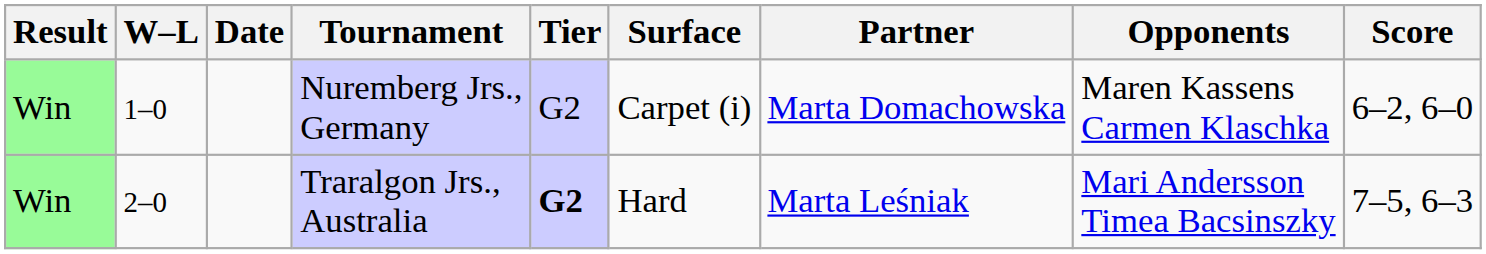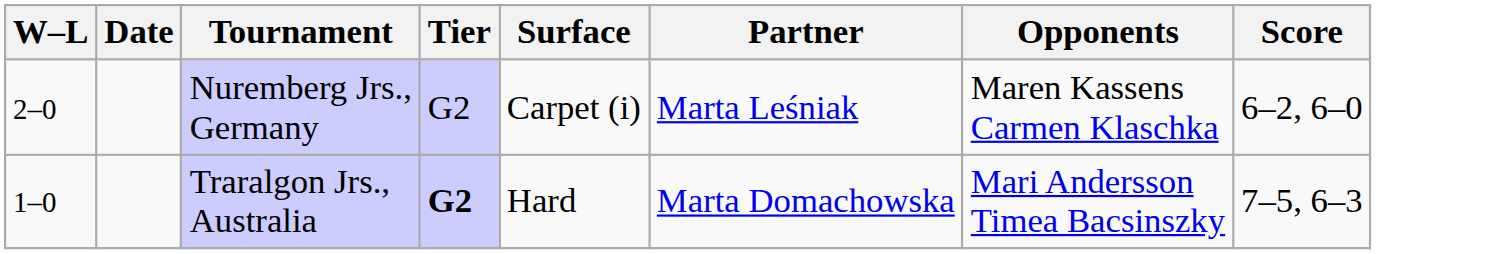- column: (60, 32)
(145, 108) 1–0 -> (35, 108) 2–0
(916, 106) Marta Domachowska -> (758, 106) Marta Leśniak
(145, 202) 2–0 -> (35, 202) 1–0
(868, 200) Marta Leśniak -> (806, 200) Marta Domachowska
